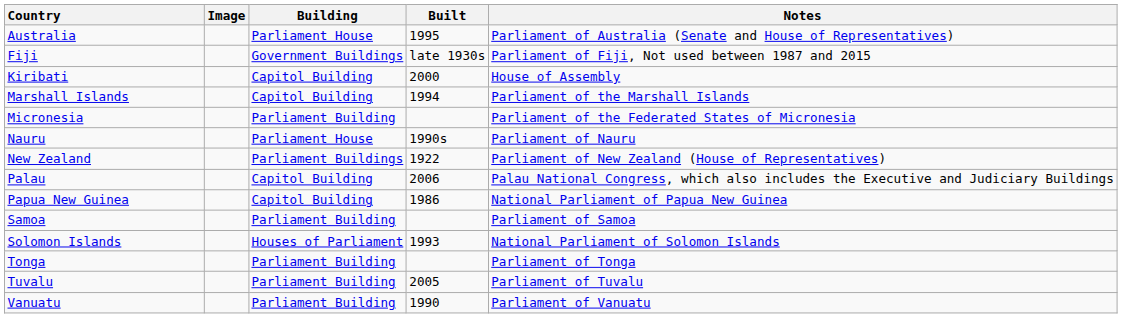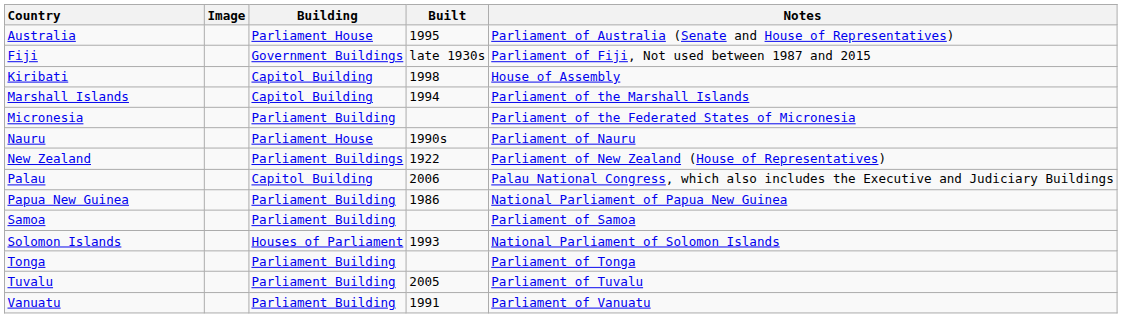(424, 76) 2000 -> (424, 76) 1998
(312, 200) Capitol Building -> (324, 200) Parliament Building
(424, 302) 1990 -> (424, 302) 1991
